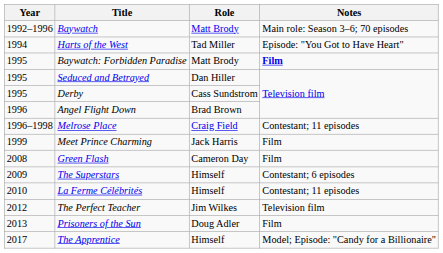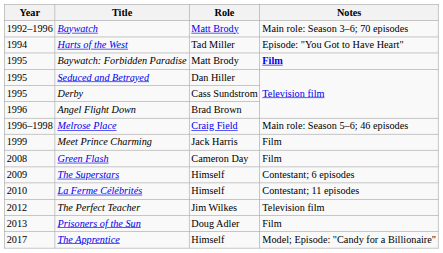(311, 126) Contestant; 11 episodes -> (335, 126) Main role: Season 5–6; 46 episodes
